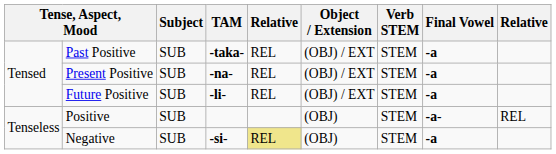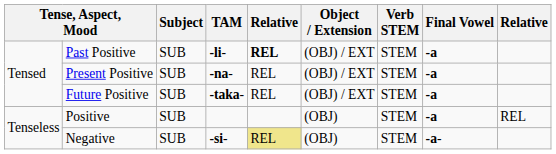(227, 52) -taka- -> (218, 52) -li-
(263, 52) normal -> (264, 52) bold
(218, 95) -li- -> (227, 95) -taka-
(434, 116) -a- -> (431, 116) -a
(431, 138) -a -> (434, 138) -a-
